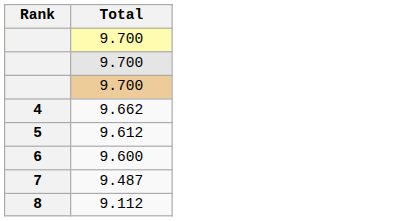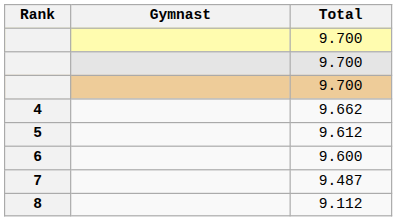+ column: (180, 17)
